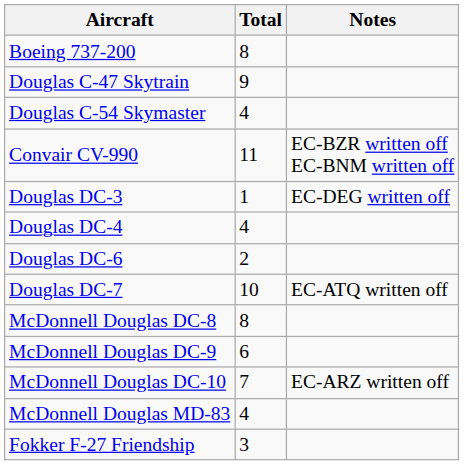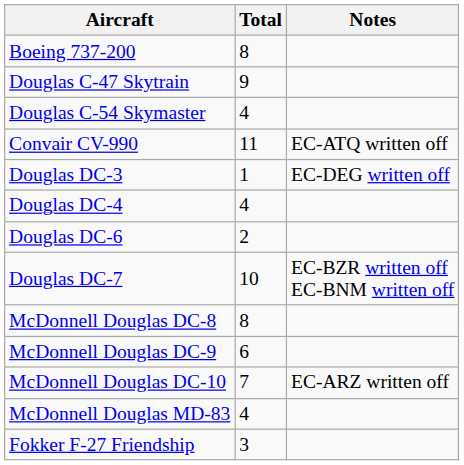(373, 154) EC-BZR written off EC-BNM written off -> (369, 143) EC-ATQ written off
(369, 289) EC-ATQ written off -> (373, 278) EC-BZR written off EC-BNM written off
